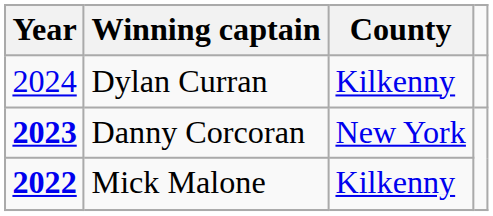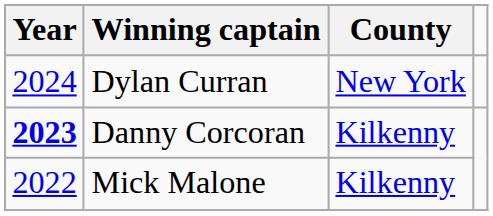(395, 81) Kilkenny -> (401, 81) New York
(401, 132) New York -> (395, 132) Kilkenny
(45, 183) bold -> (45, 183) normal
